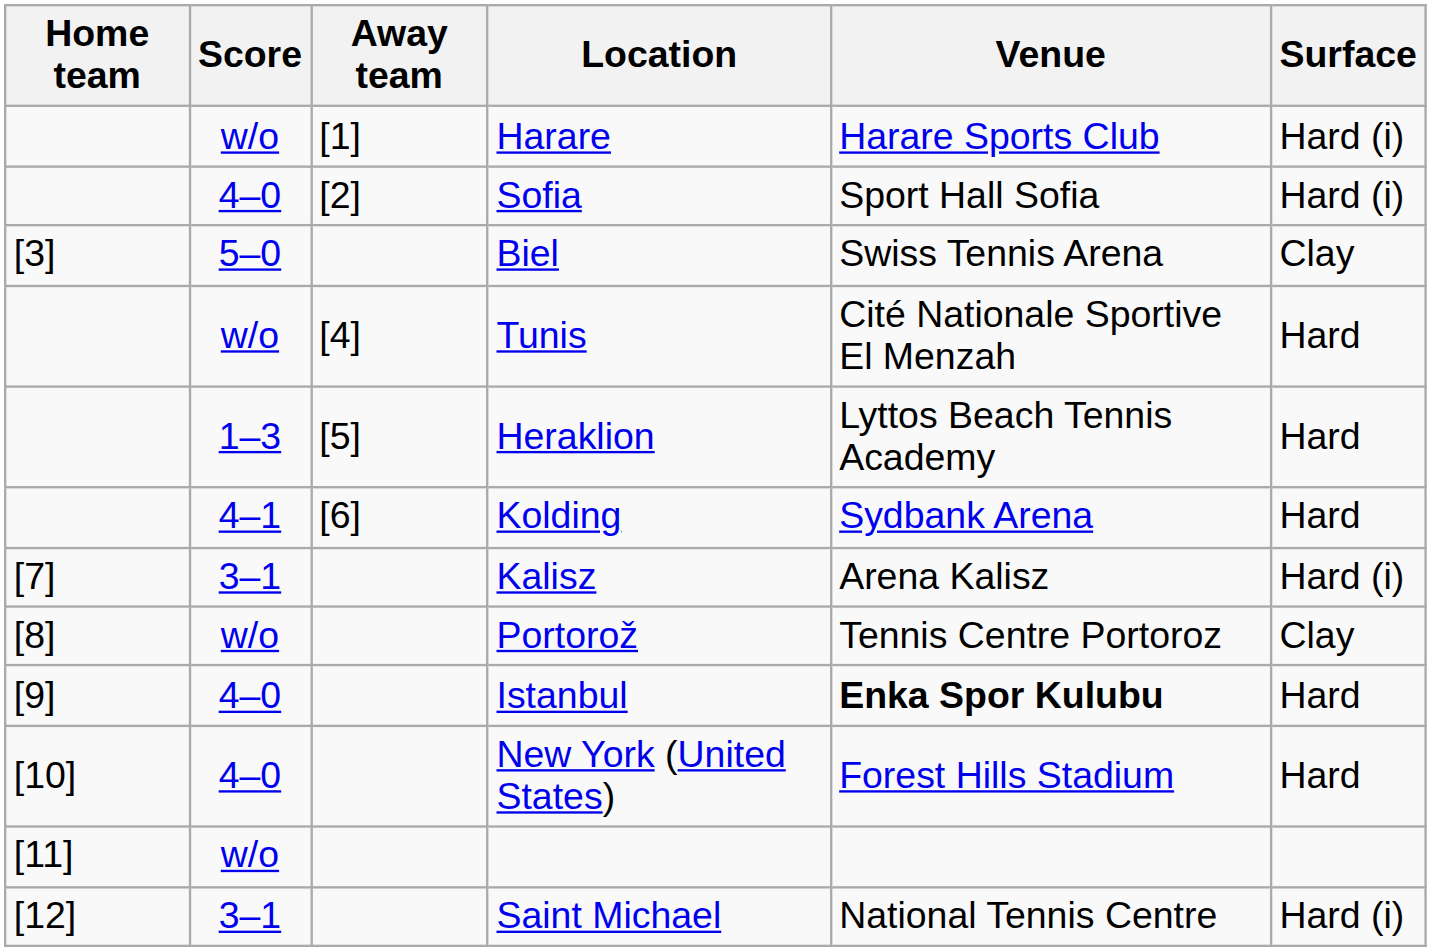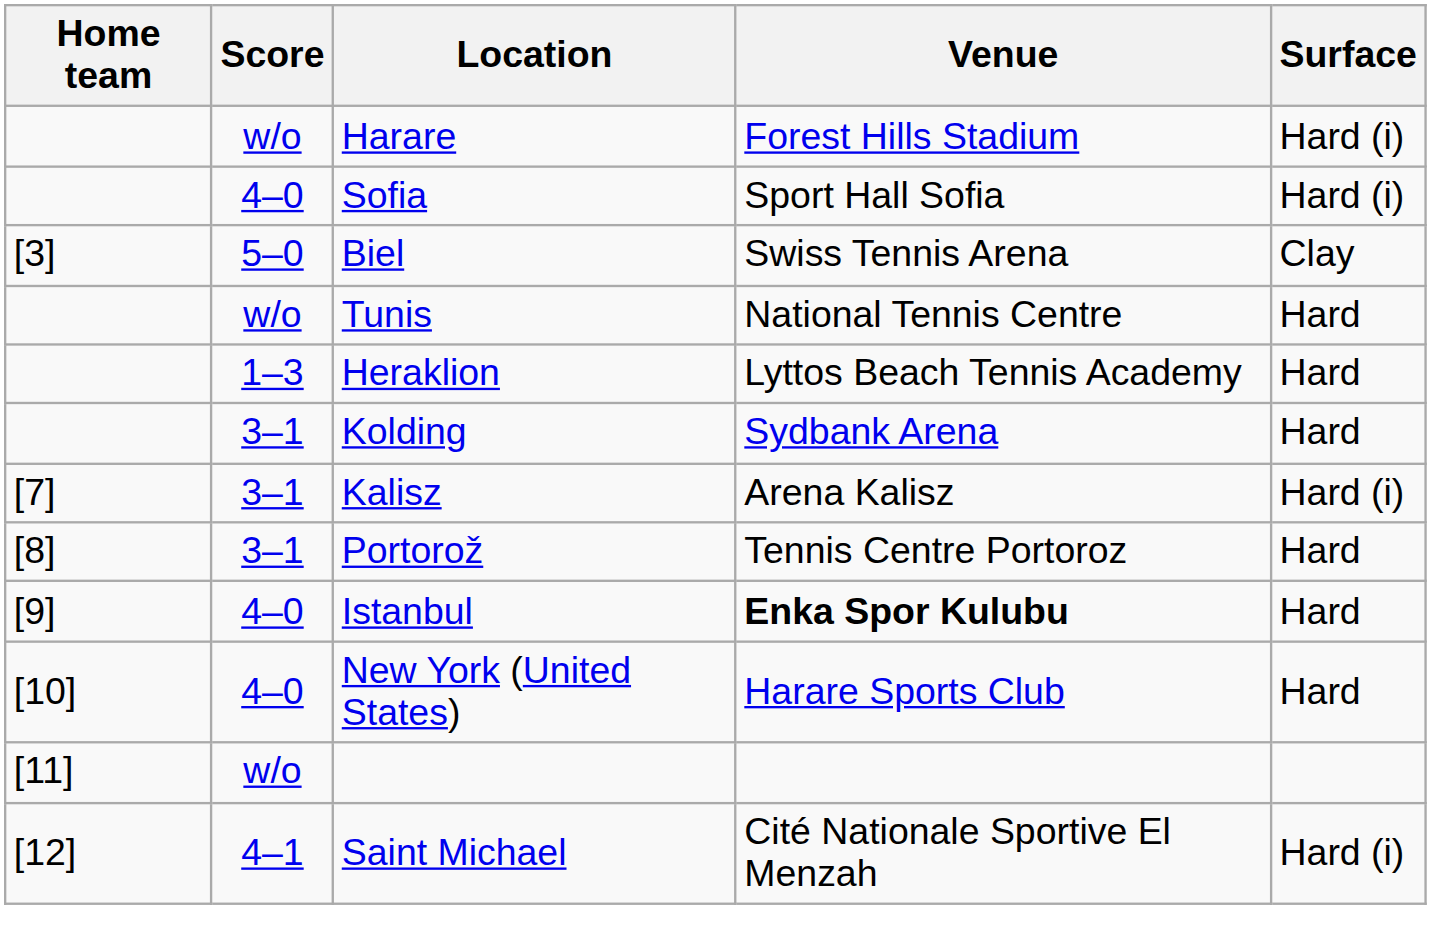- column: (399, 55)
(999, 135) Harare Sports Club -> (912, 135) Forest Hills Stadium
(1031, 334) Cité Nationale Sportive El Menzah -> (933, 313) National Tennis Centre
(250, 516) 4–1 -> (272, 432) 3–1
(250, 635) w/o -> (272, 551) 3–1
(1317, 635) Clay -> (1320, 551) Hard
(1007, 775) Forest Hills Stadium -> (905, 691) Harare Sports Club
(250, 915) 3–1 -> (272, 852) 4–1
(1028, 915) National Tennis Centre -> (958, 852) Cité Nationale Sportive El Menzah
